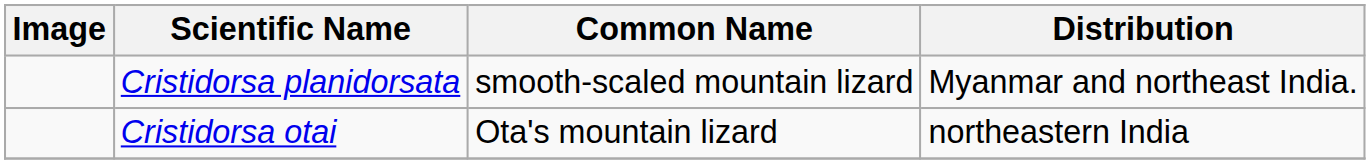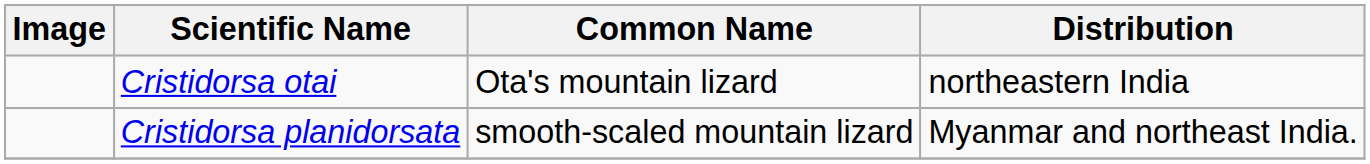rows swapped: (229, 132) <-> (291, 81)
